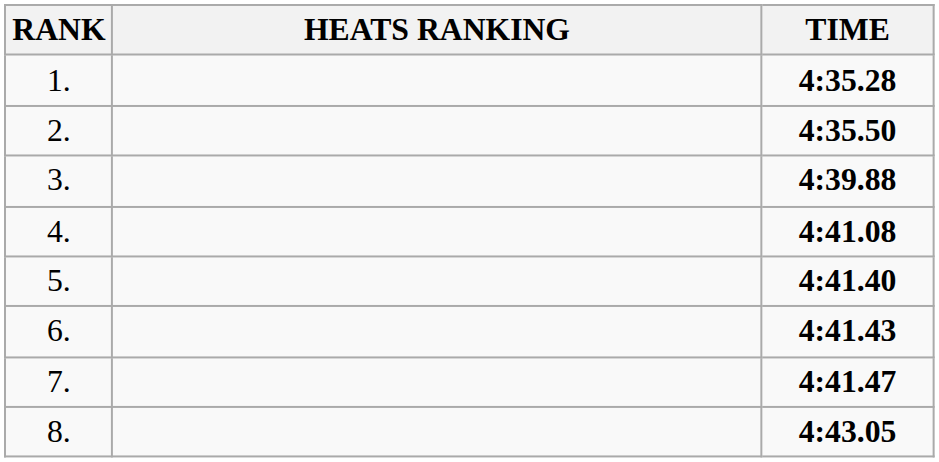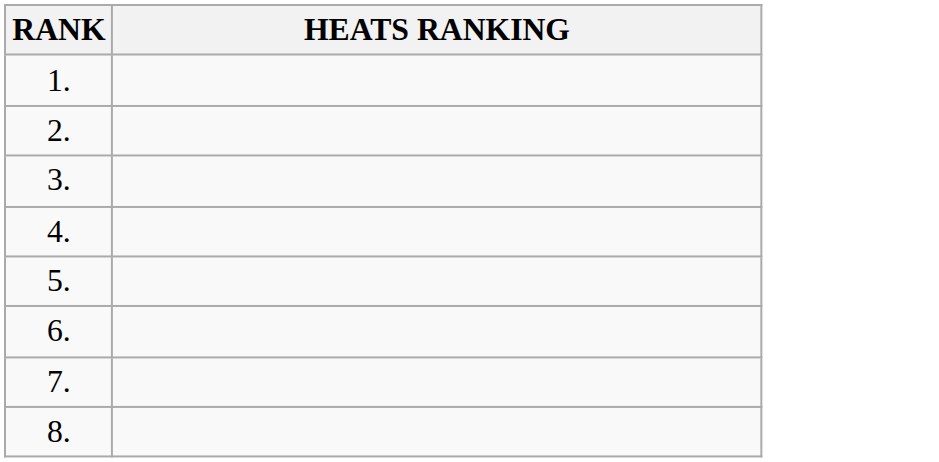- column: (848, 29)
